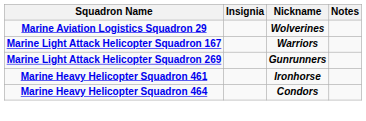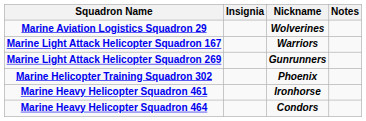+ row: (114, 76)
